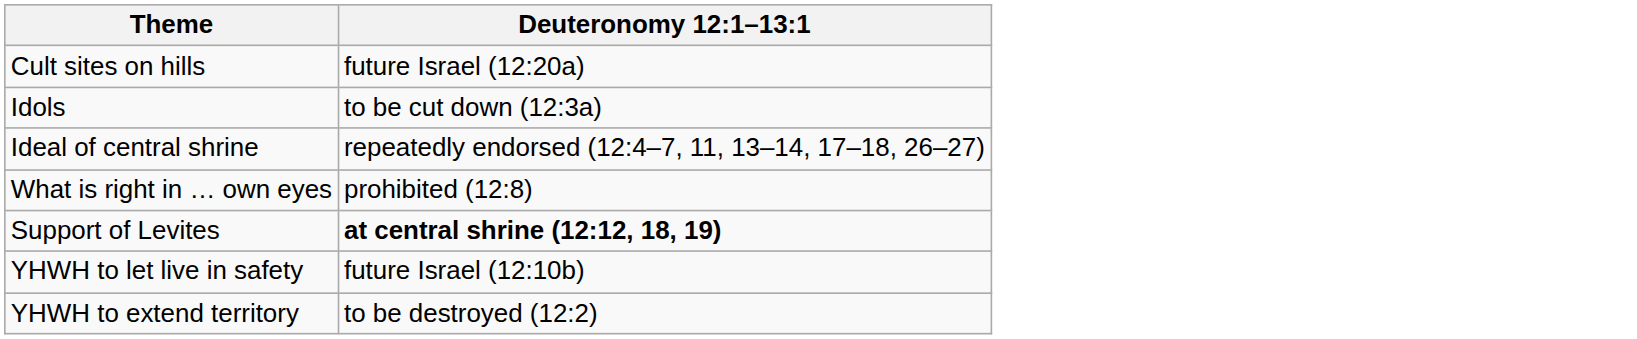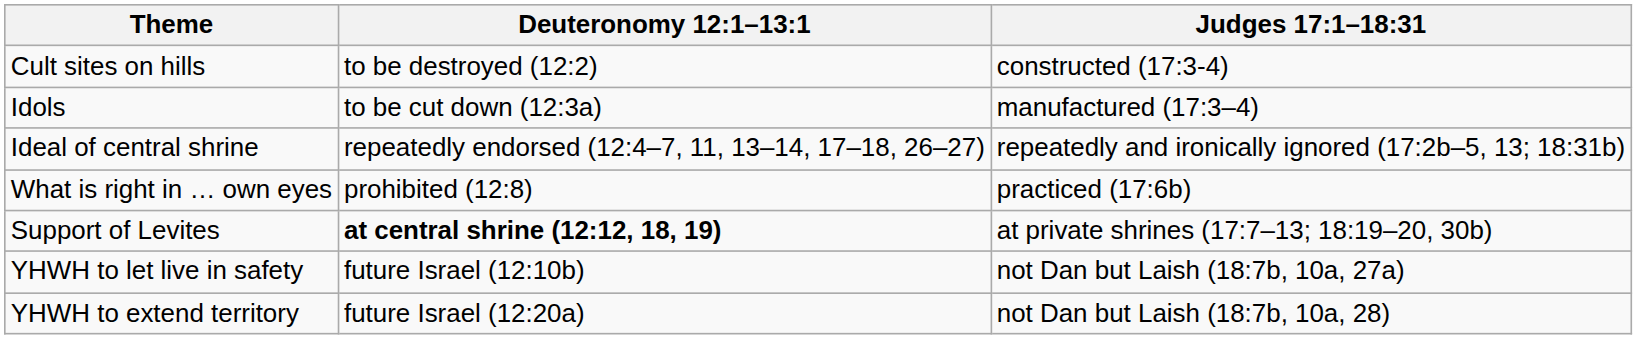+ column: (1311, 25)
(464, 66) future Israel (12:20a) -> (471, 66) to be destroyed (12:2)
(471, 312) to be destroyed (12:2) -> (464, 312) future Israel (12:20a)
